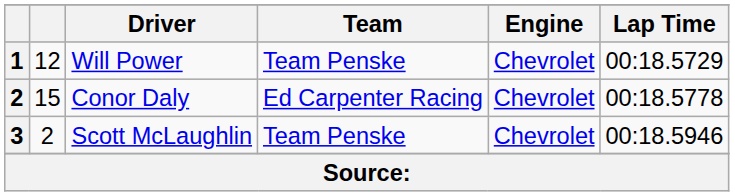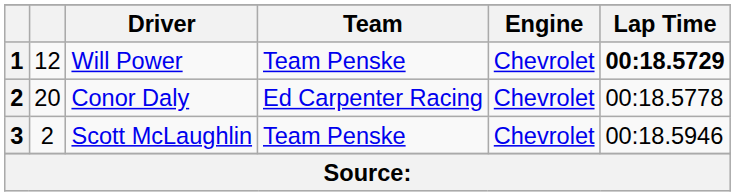(664, 61) normal -> (665, 61) bold
(47, 98) 15 -> (47, 98) 20
